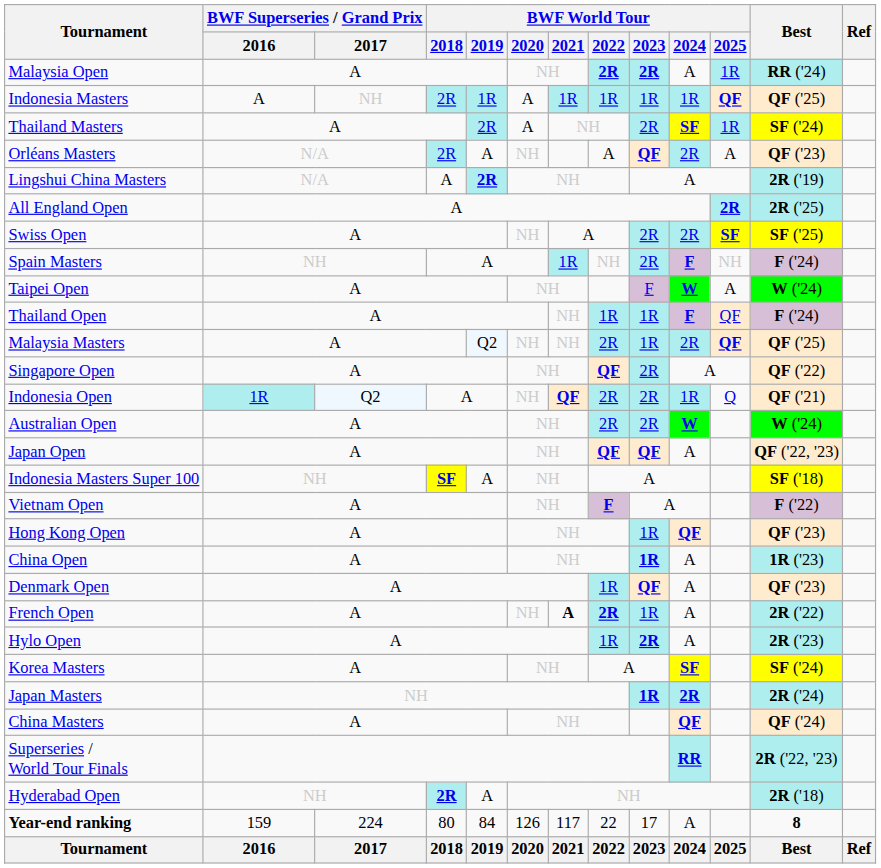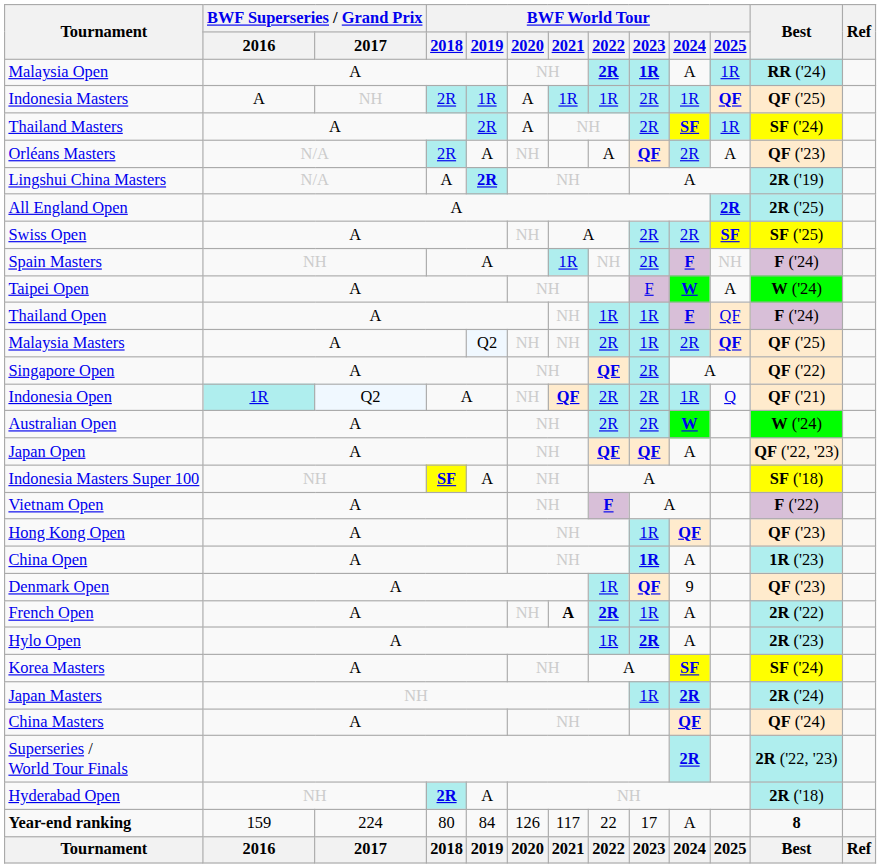(649, 72) 2R -> (649, 72) 1R
(649, 99) 1R -> (649, 99) 2R
(690, 587) A -> (690, 587) 9
(649, 695) bold -> (649, 695) normal
(690, 759) RR -> (690, 759) 2R
